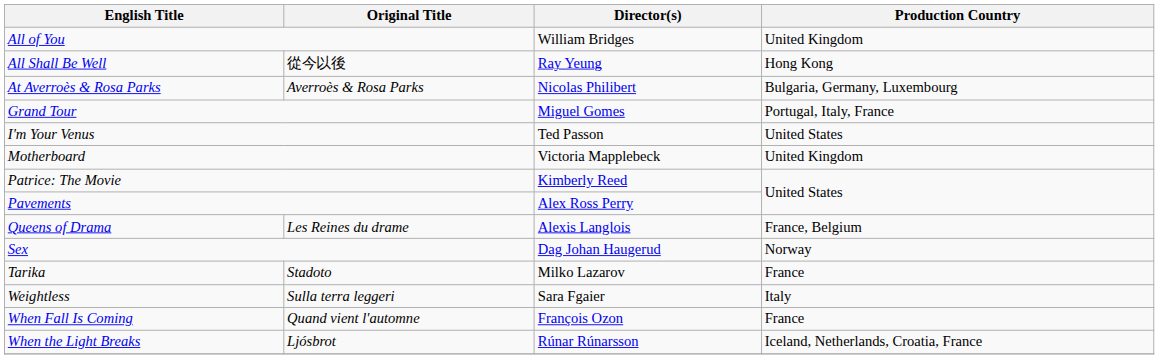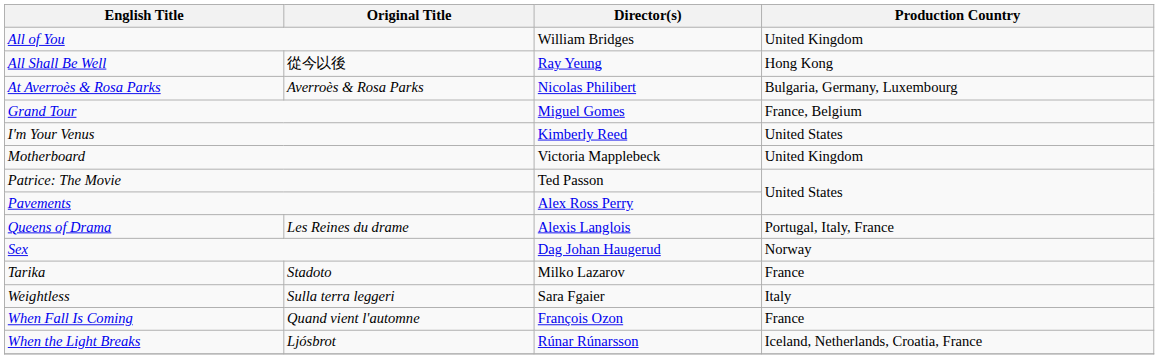(829, 111) Portugal, Italy, France -> (813, 111) France, Belgium
(571, 134) Ted Passon -> (583, 134) Kimberly Reed
(583, 180) Kimberly Reed -> (571, 180) Ted Passon
(813, 226) France, Belgium -> (829, 226) Portugal, Italy, France
